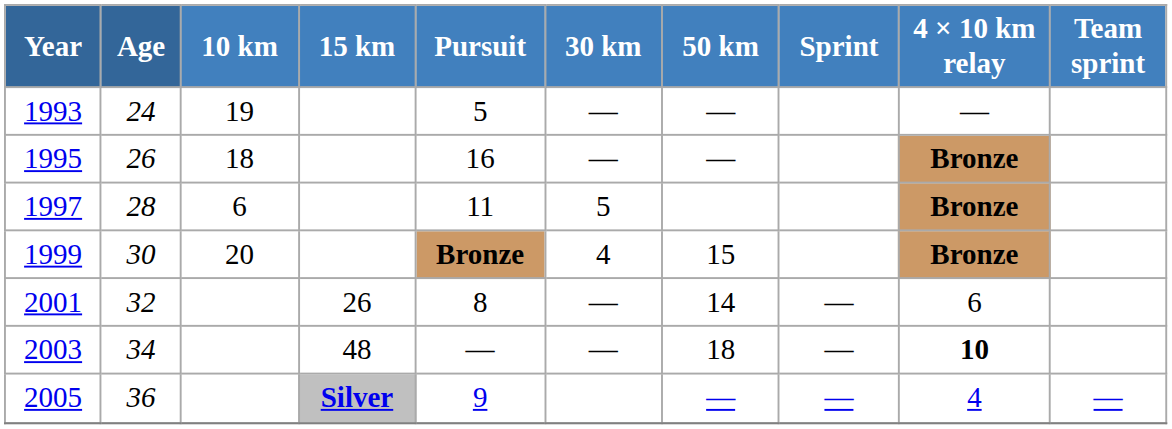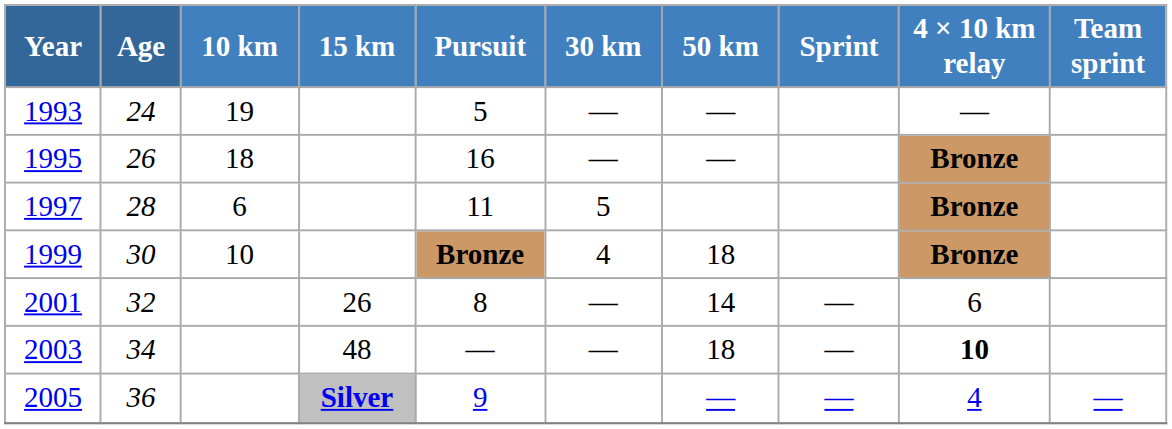(240, 254) 20 -> (240, 254) 10
(721, 254) 15 -> (721, 254) 18
